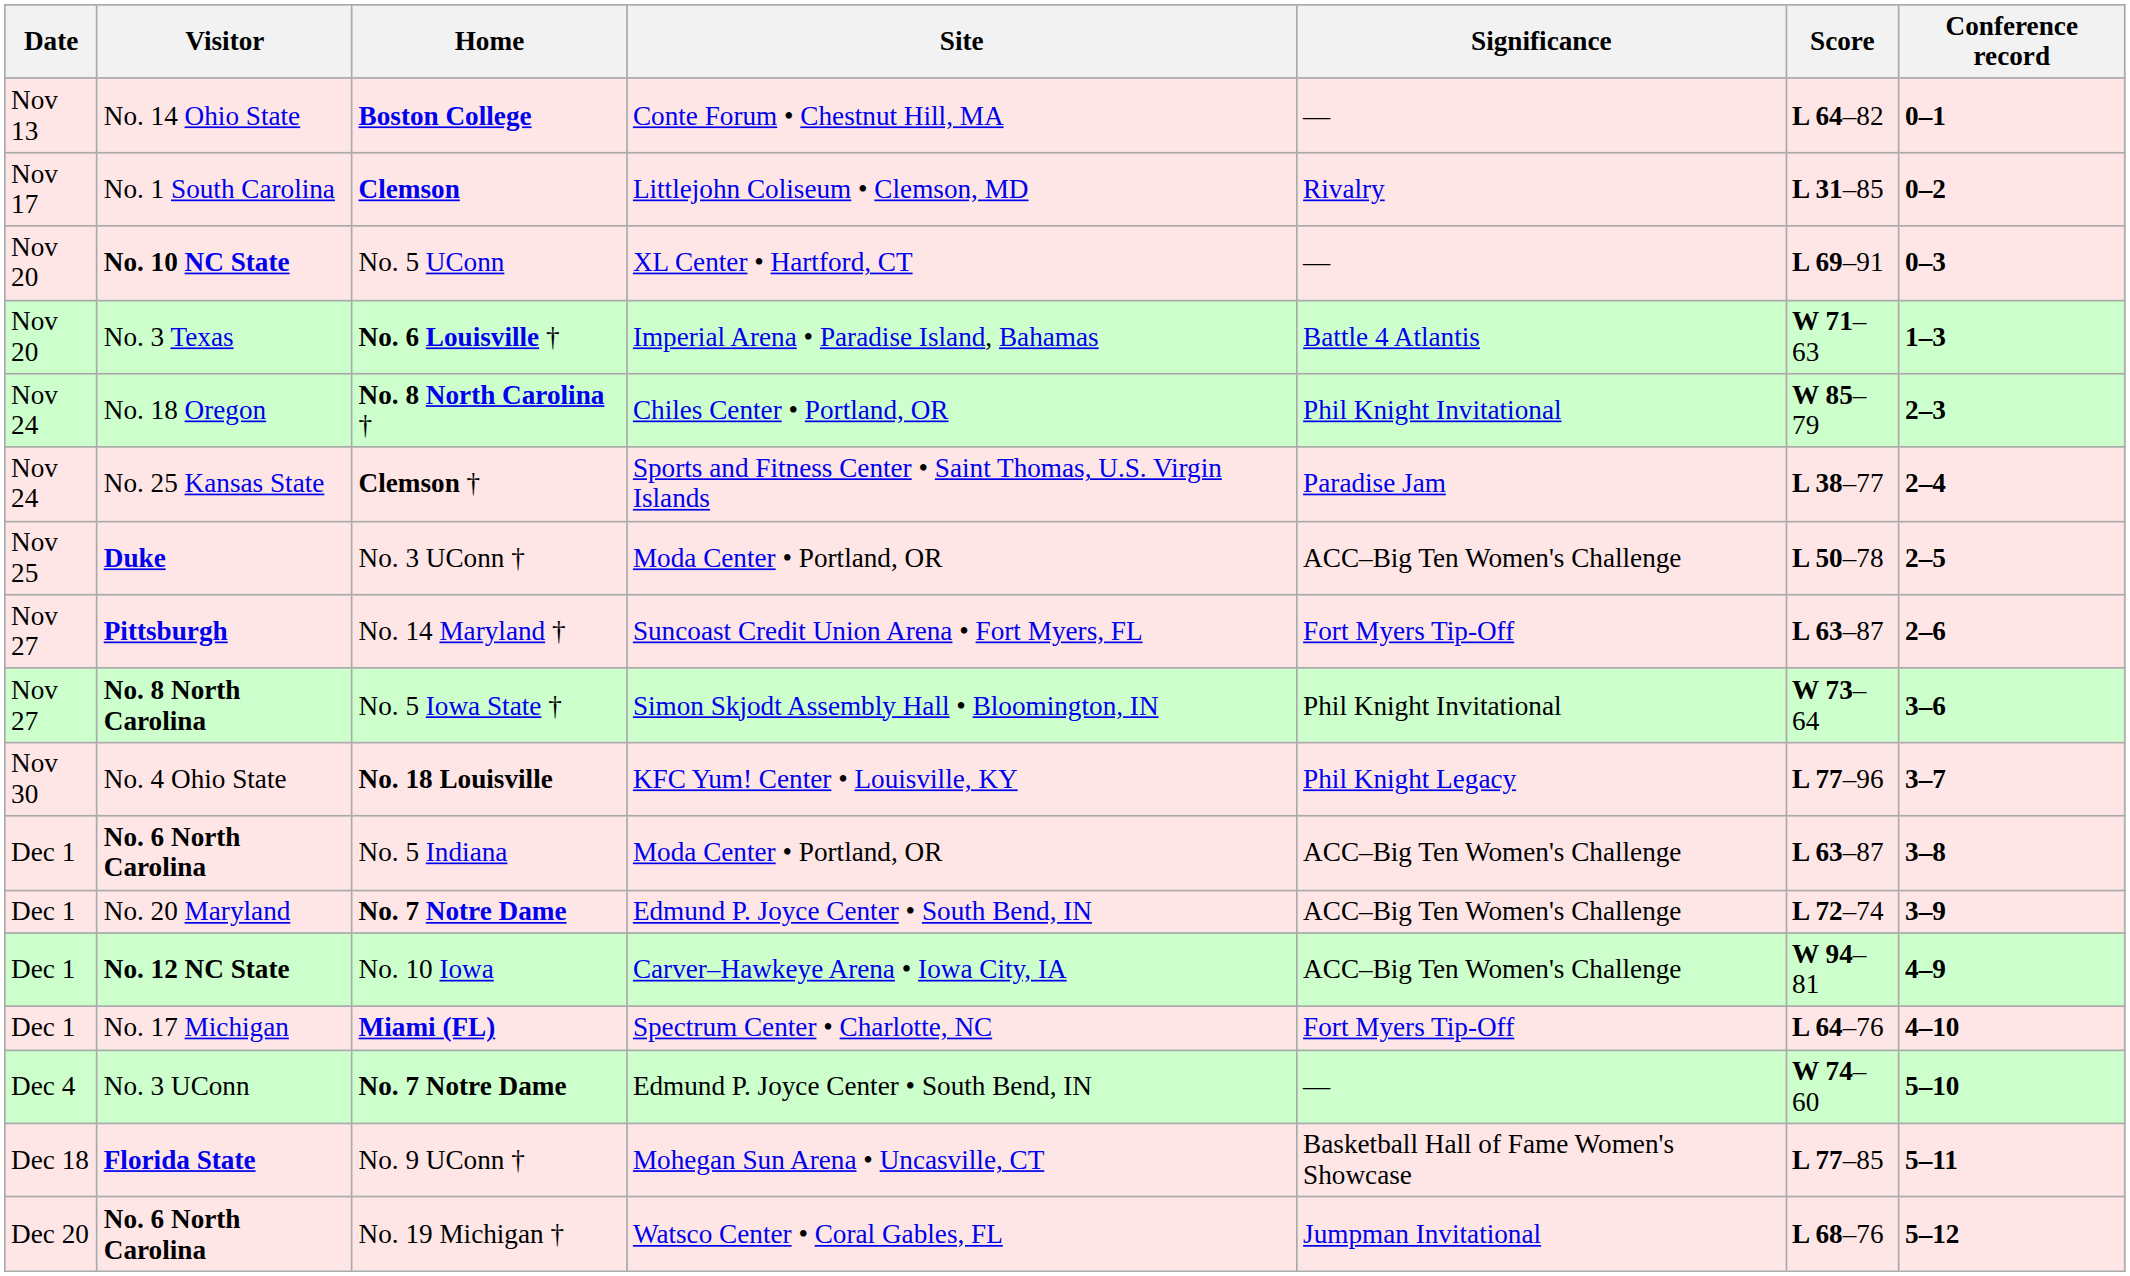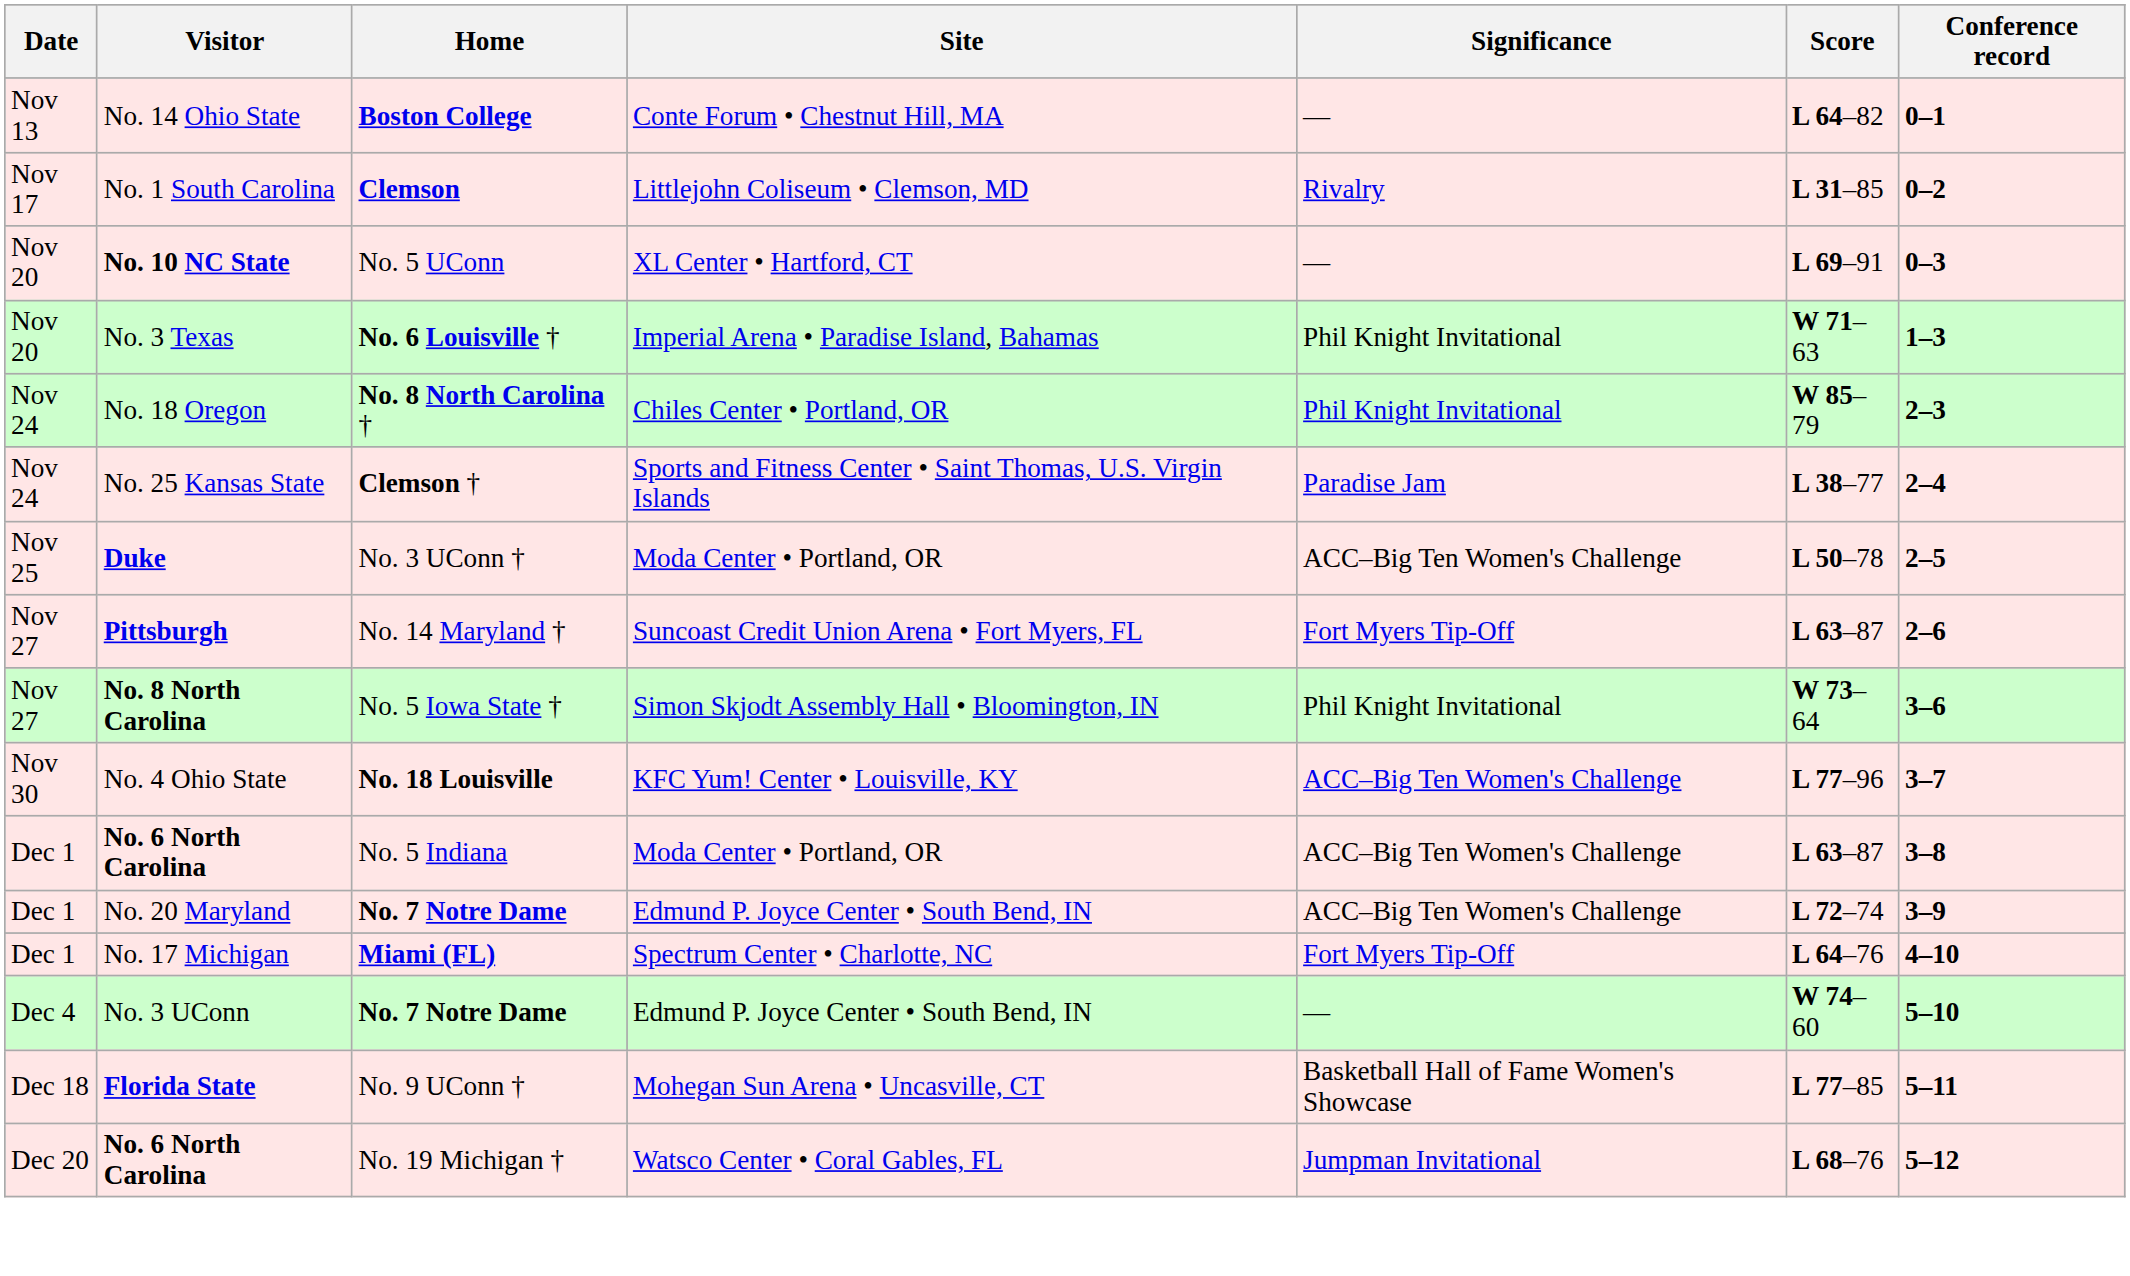(1392, 336) Battle 4 Atlantis -> (1432, 336) Phil Knight Invitational
(1410, 778) Phil Knight Legacy -> (1492, 778) ACC–Big Ten Women's Challenge
- row: (197, 969)
